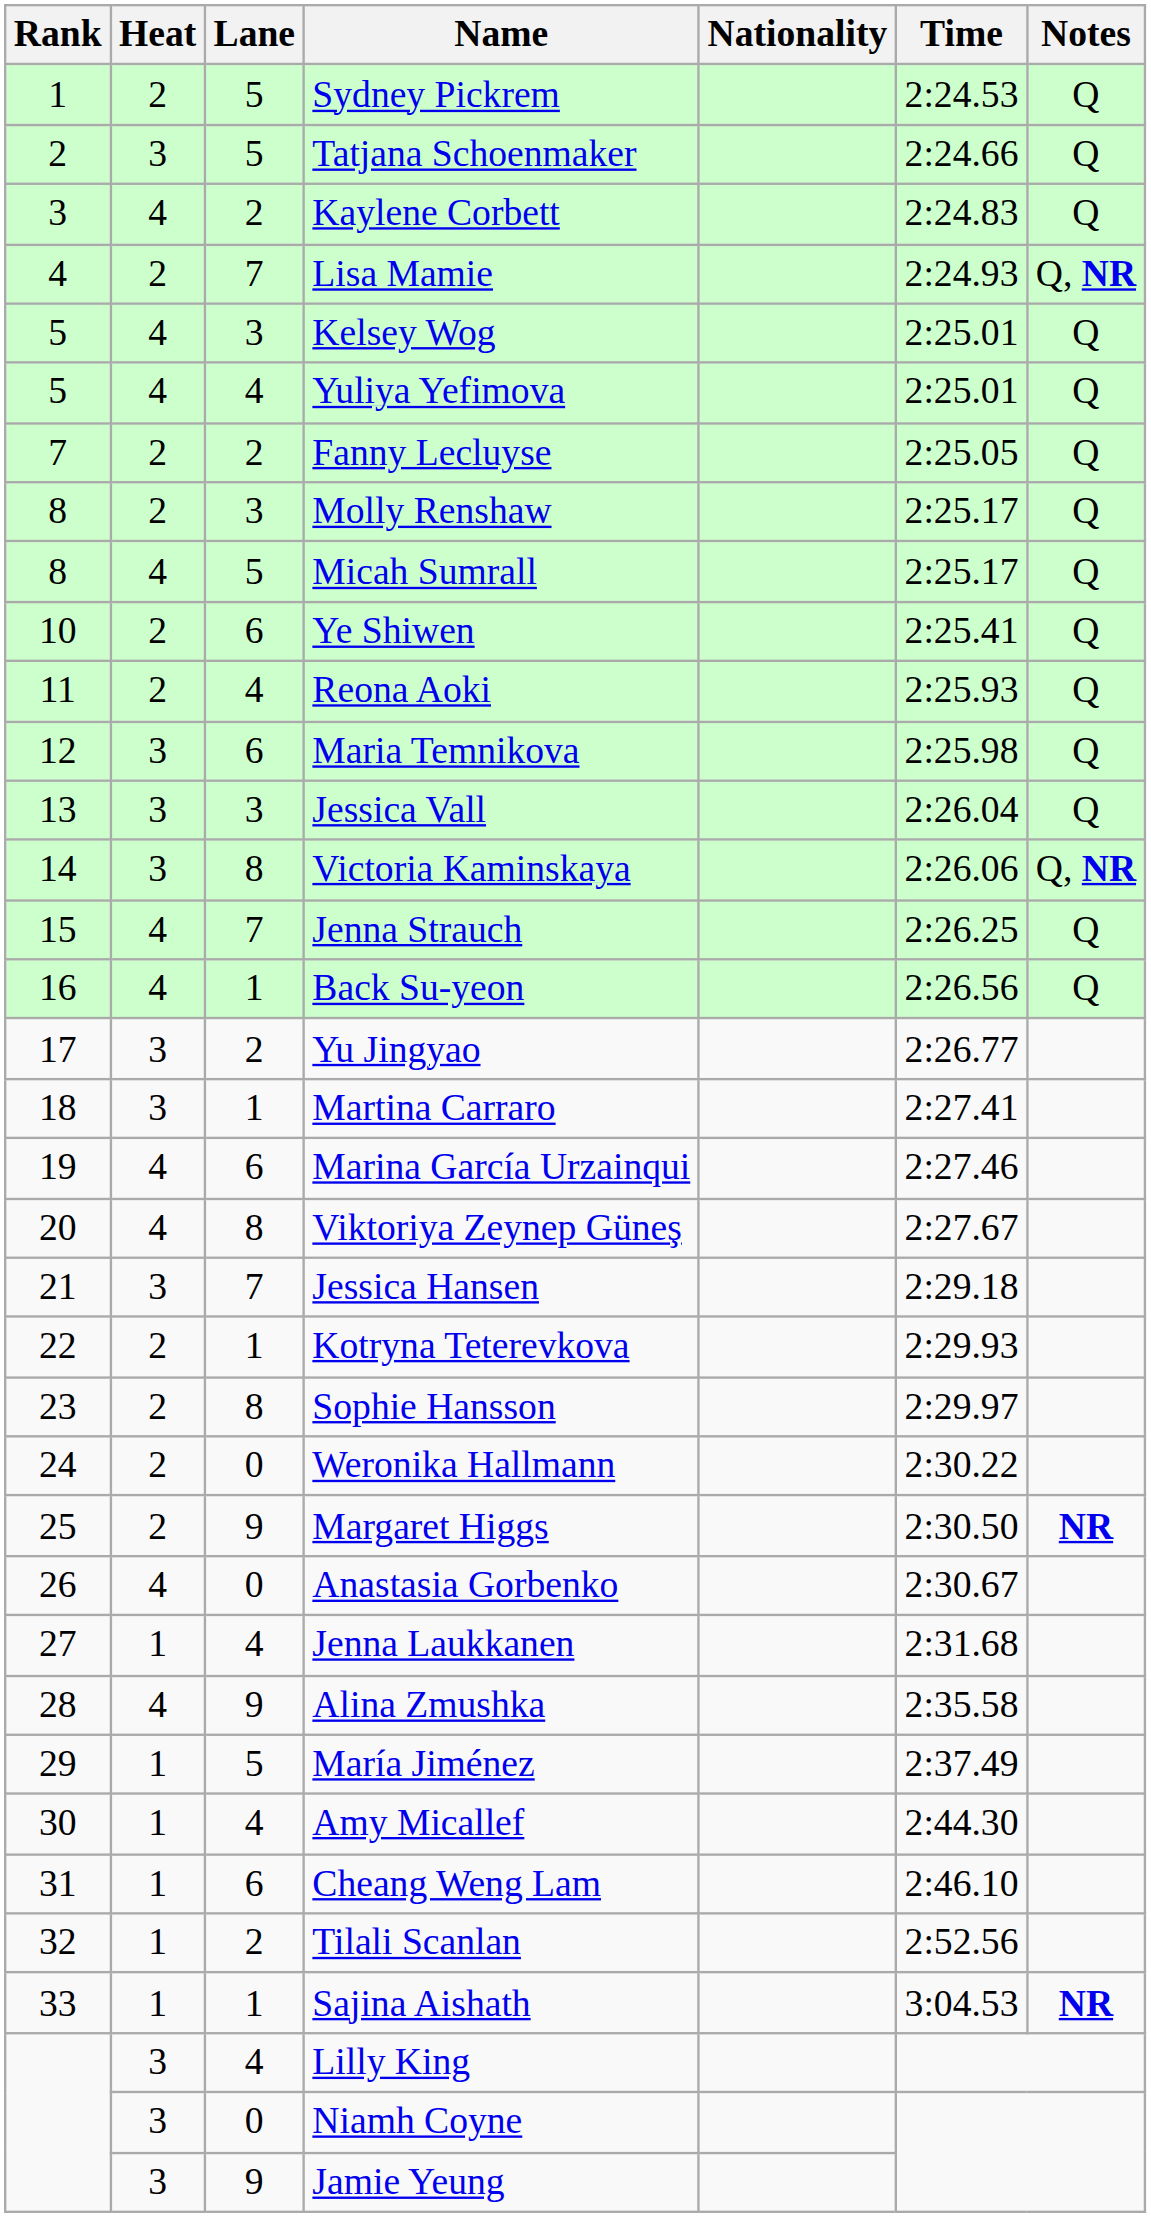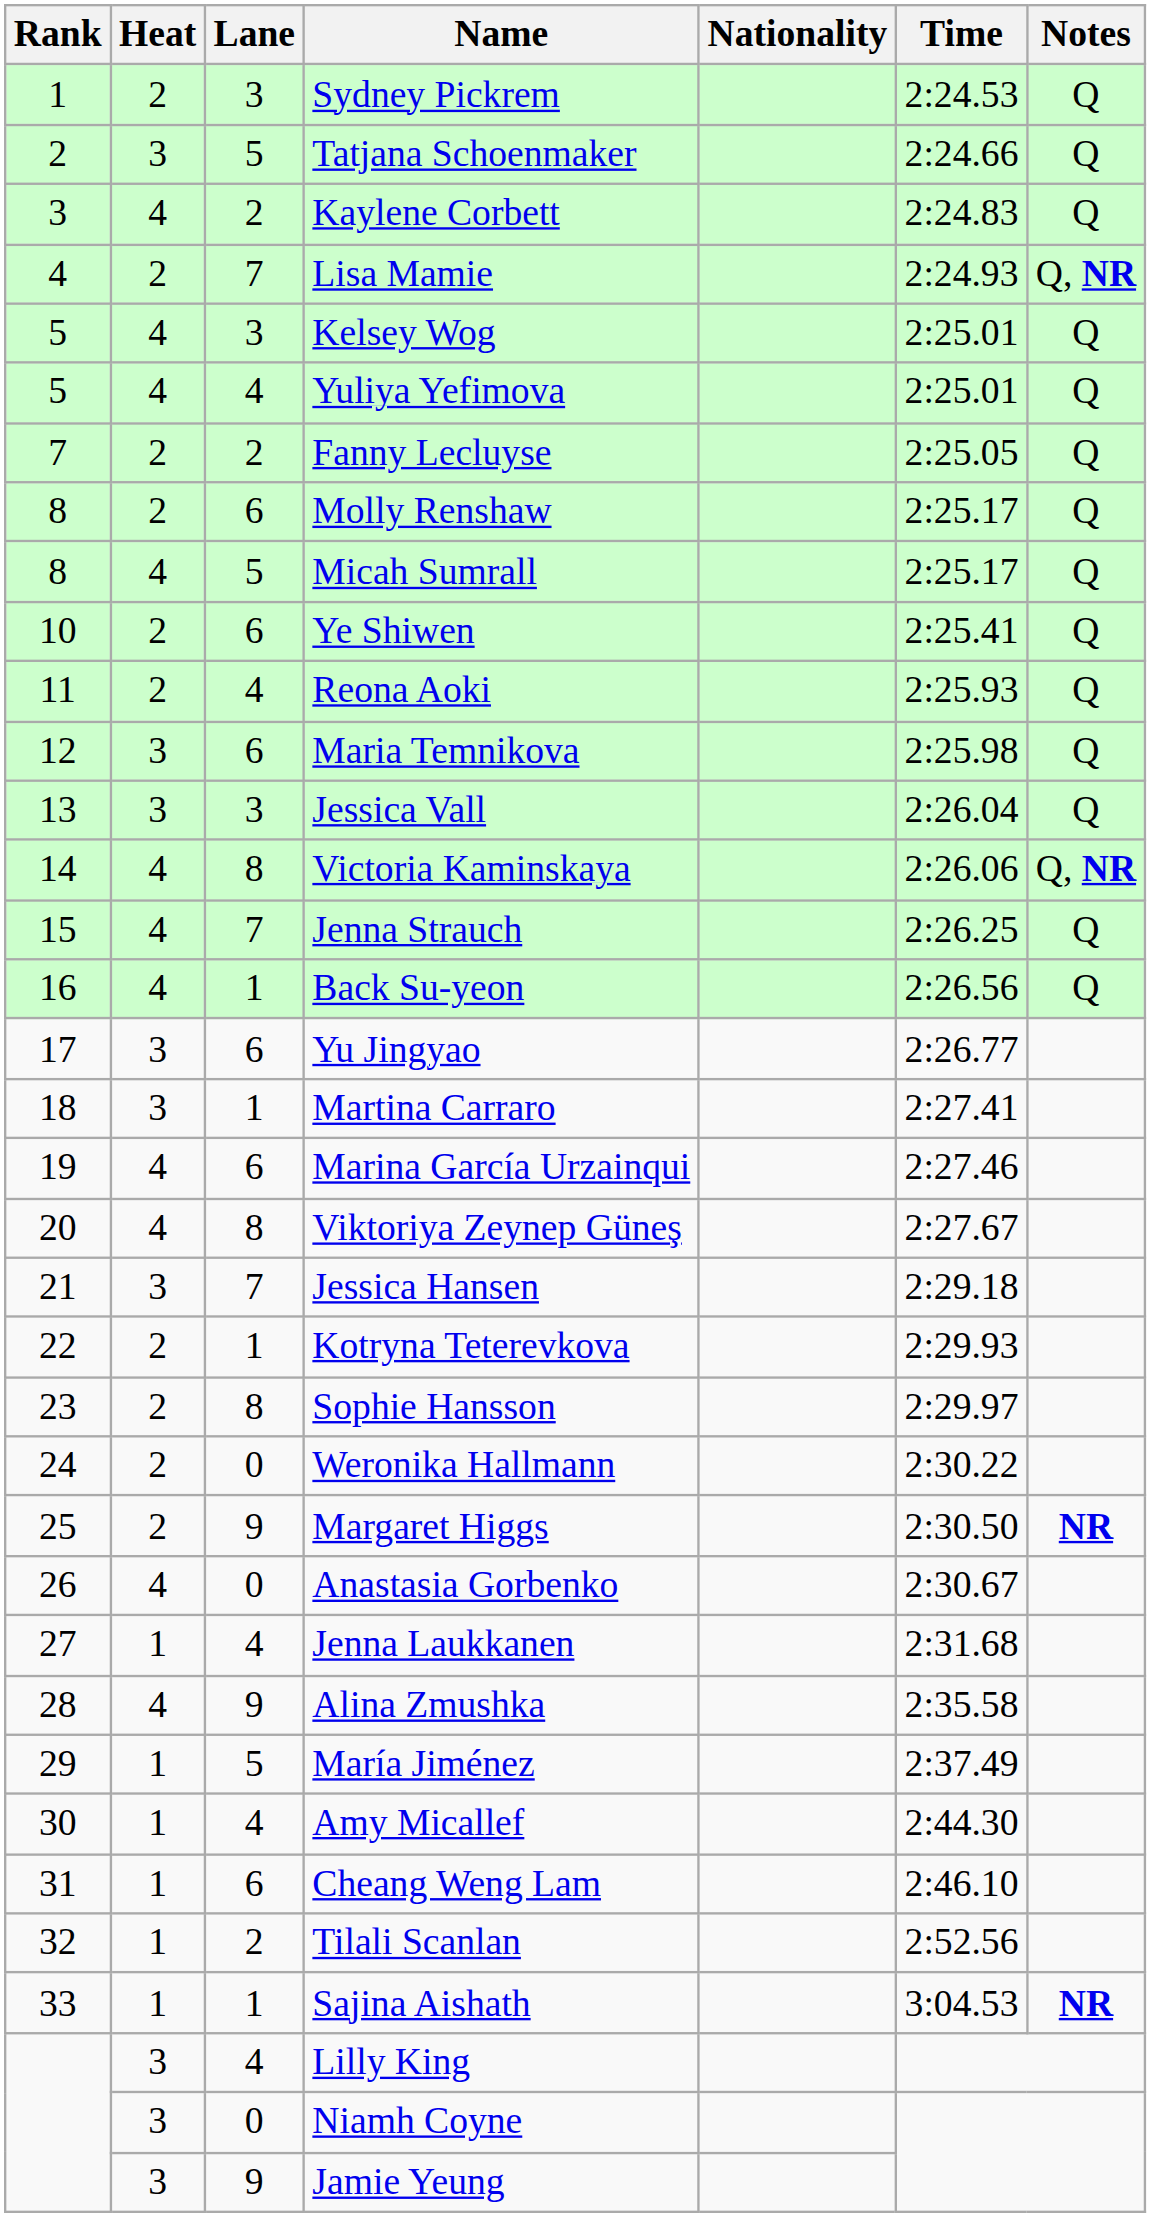(254, 93) 5 -> (254, 93) 3
(254, 511) 3 -> (254, 511) 6
(158, 869) 3 -> (158, 869) 4
(254, 1048) 2 -> (254, 1048) 6
